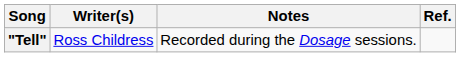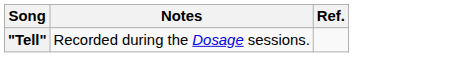- column: (103, 16)
